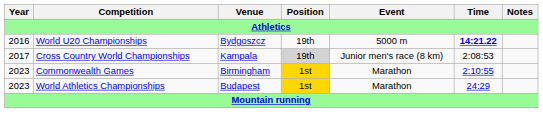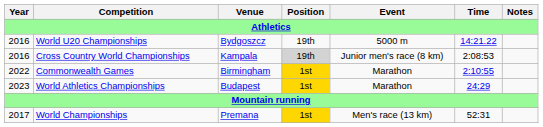(478, 42) bold -> (478, 42) normal
(19, 56) 2017 -> (19, 56) 2016
(19, 71) 2023 -> (19, 71) 2022
+ row: (82, 116)
